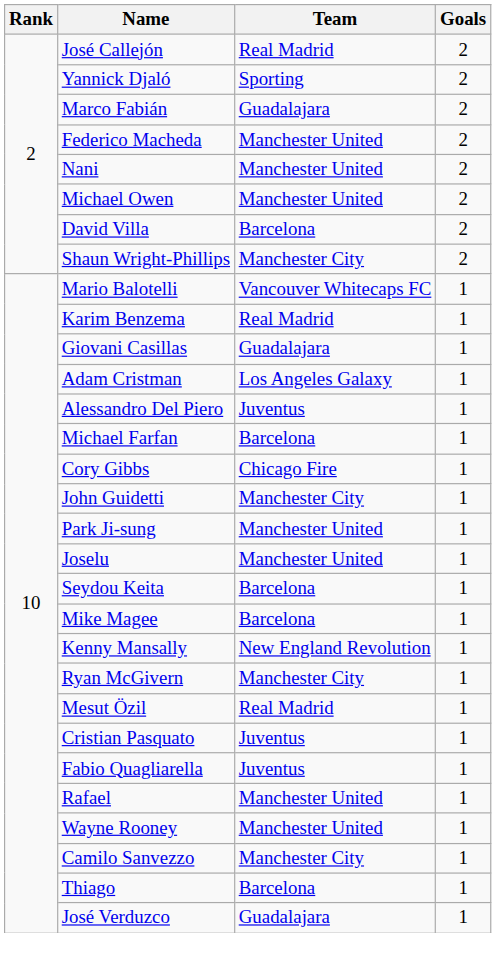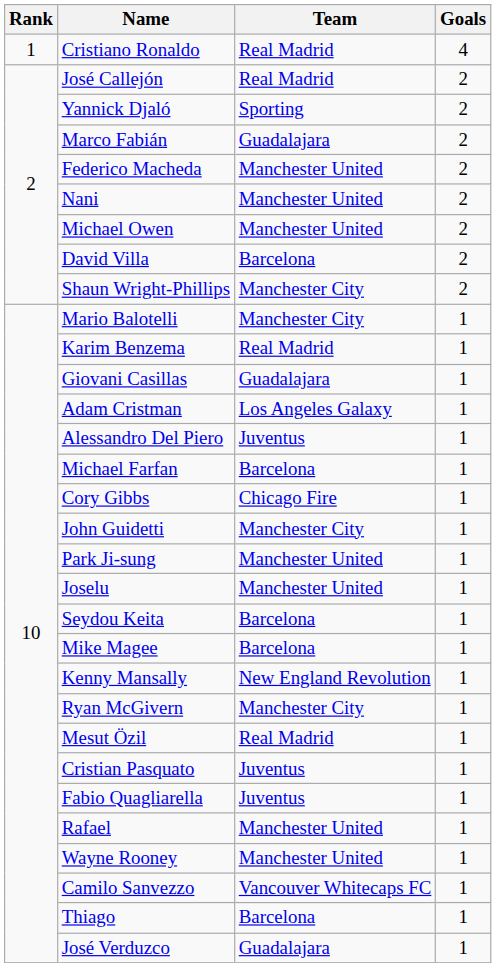+ row: (131, 49)
(335, 288) Vancouver Whitecaps FC -> (301, 318) Manchester City
(301, 857) Manchester City -> (335, 887) Vancouver Whitecaps FC
